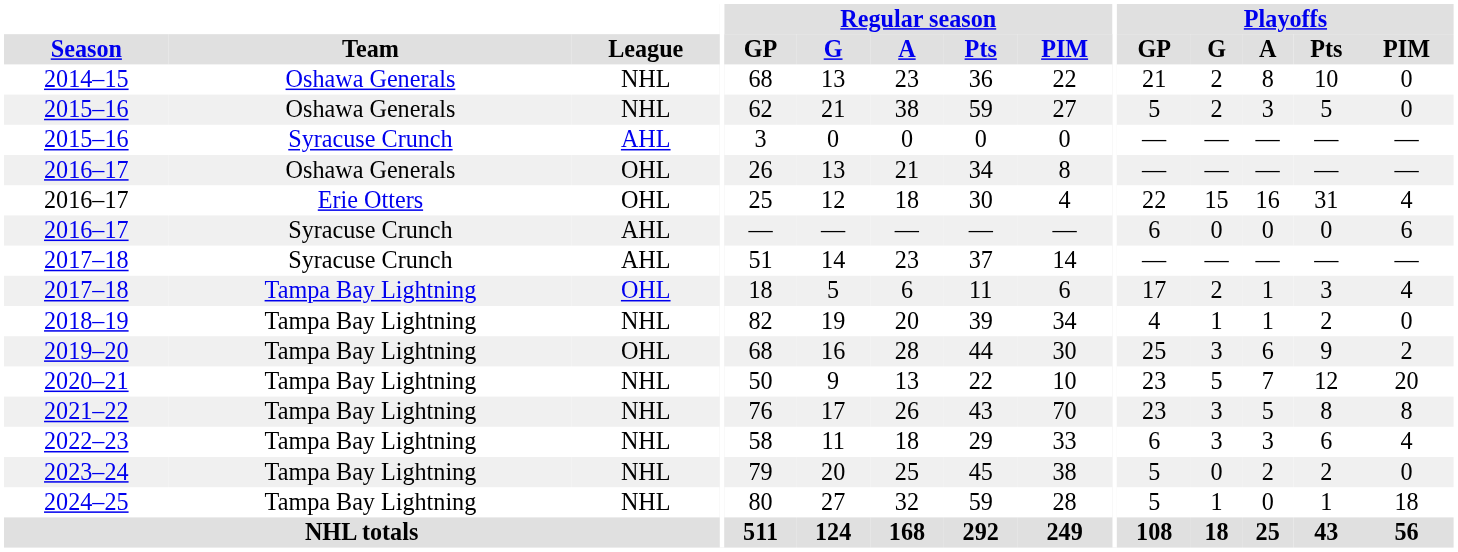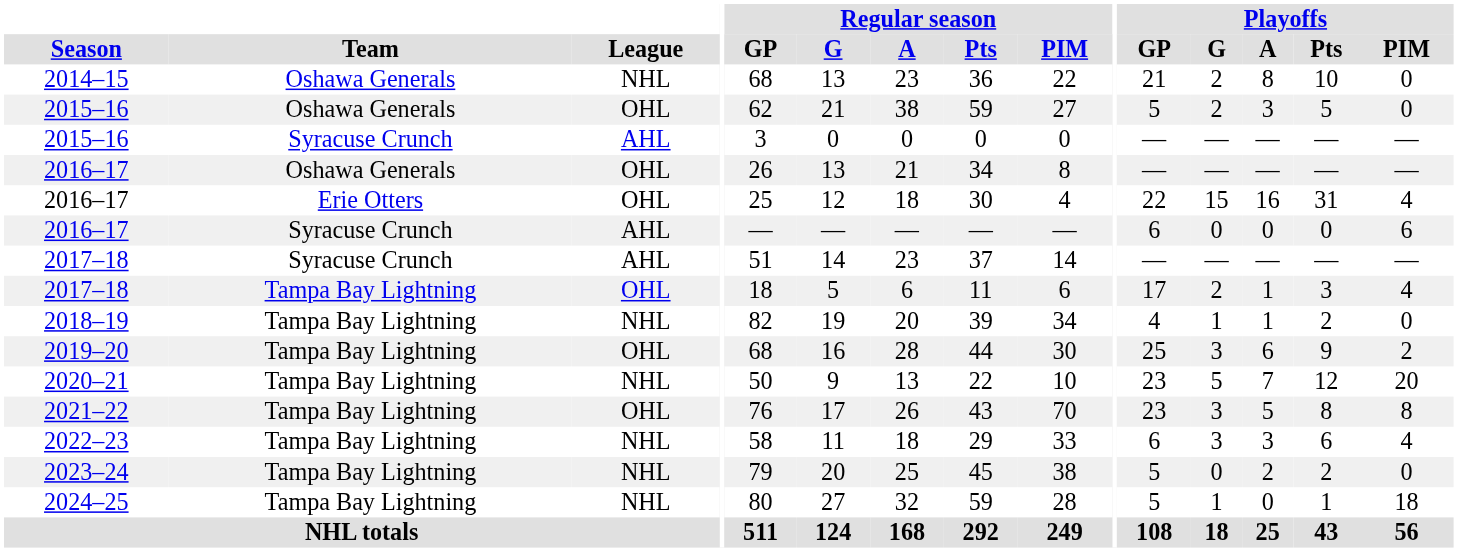(646, 109) NHL -> (646, 109) OHL
(646, 411) NHL -> (646, 411) OHL
